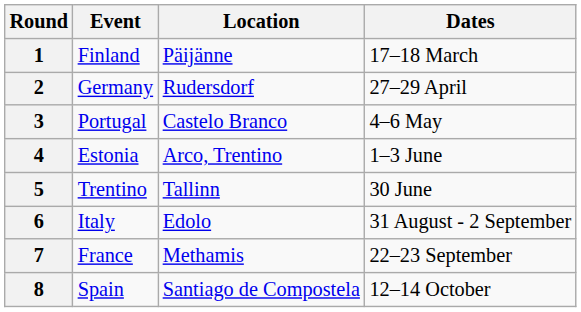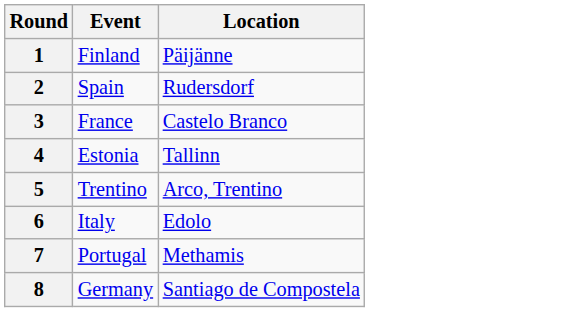- column: (470, 21)
(115, 88) Germany -> (101, 88) Spain
(112, 122) Portugal -> (105, 122) France
(222, 155) Arco, Trentino -> (191, 155) Tallinn
(191, 189) Tallinn -> (222, 189) Arco, Trentino
(105, 256) France -> (112, 256) Portugal
(101, 289) Spain -> (115, 289) Germany
